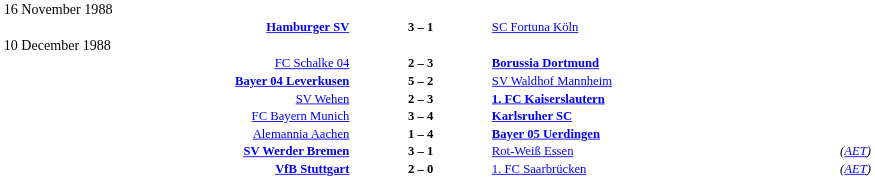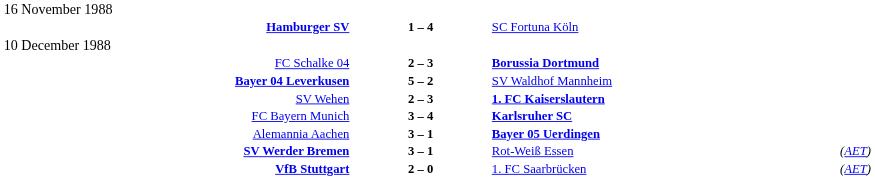(421, 27) 3 – 1 -> (421, 27) 1 – 4
(421, 133) 1 – 4 -> (421, 133) 3 – 1
